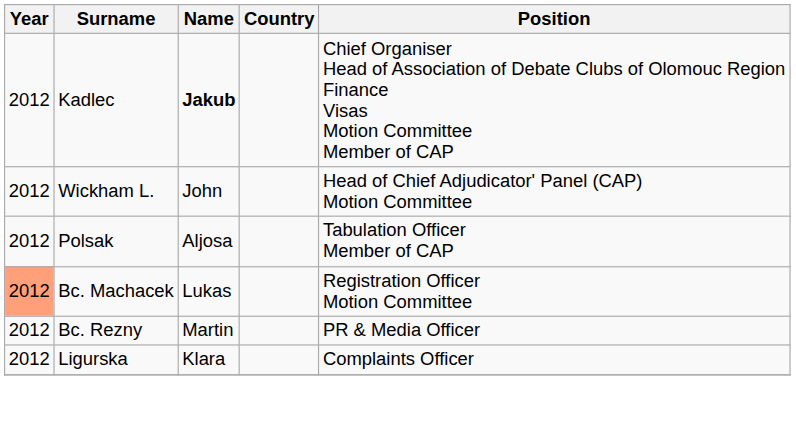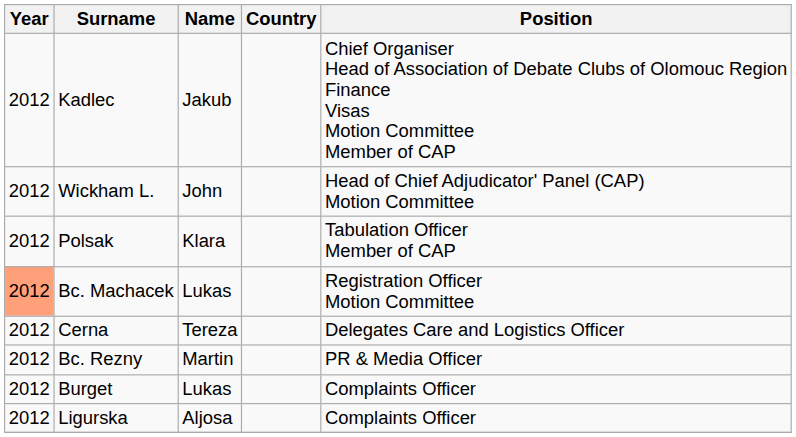(209, 100) bold -> (207, 100) normal
(207, 241) Aljosa -> (204, 241) Klara
+ row: (83, 330)
+ row: (85, 388)
(204, 359) Klara -> (207, 418) Aljosa
